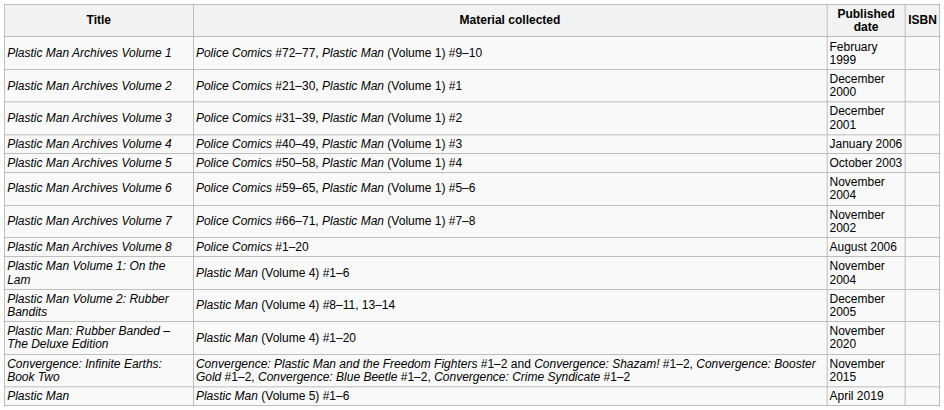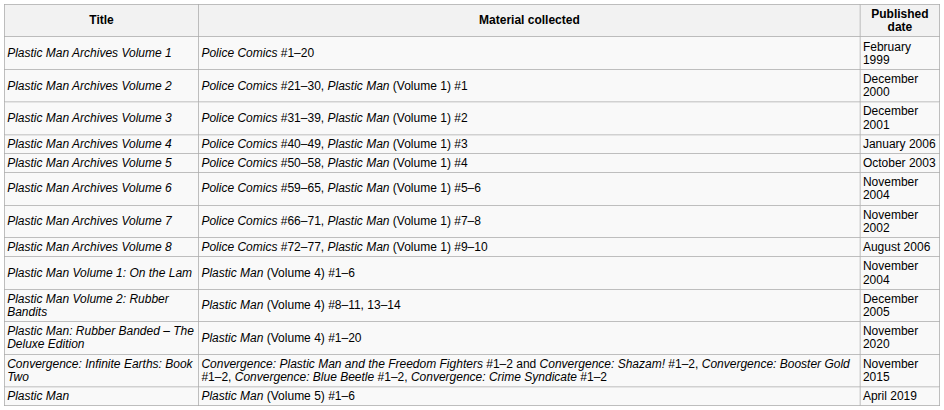- column: (923, 20)
(339, 53) Police Comics #72–77, Plastic Man (Volume 1) #9–10 -> (258, 53) Police Comics #1–20
(252, 247) Police Comics #1–20 -> (344, 247) Police Comics #72–77, Plastic Man (Volume 1) #9–10
